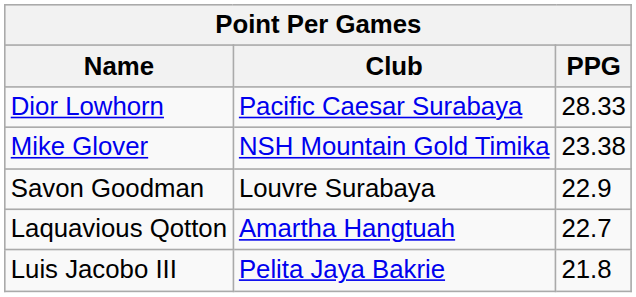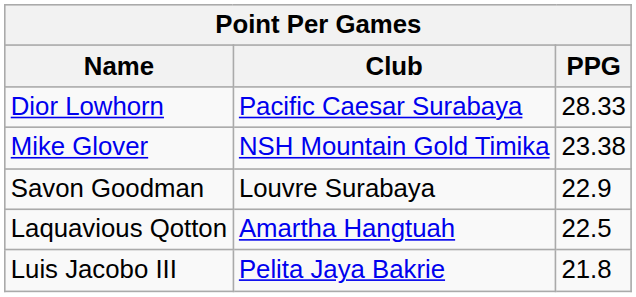(587, 229) 22.7 -> (587, 229) 22.5
